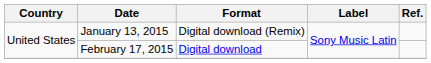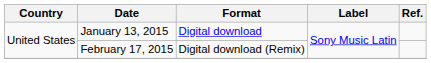(242, 31) Digital download (Remix) -> (220, 31) Digital download
(220, 49) Digital download -> (242, 49) Digital download (Remix)
